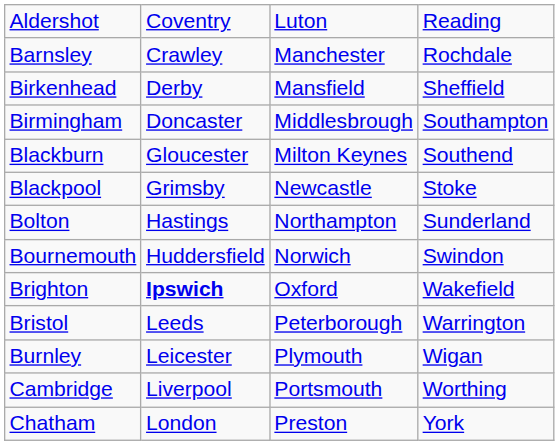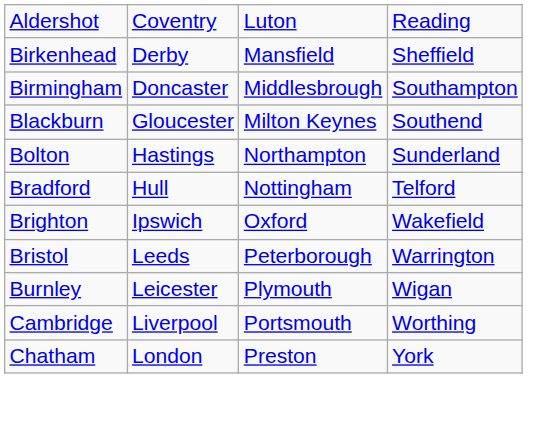- row: (51, 54)
- row: (55, 188)
- row: (73, 255)
+ row: (50, 188)
(185, 289) bold -> (167, 222) normal
